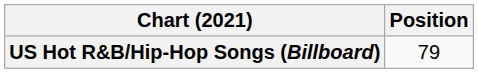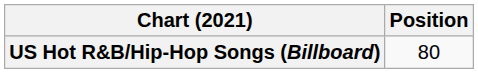(429, 52) 79 -> (429, 52) 80
